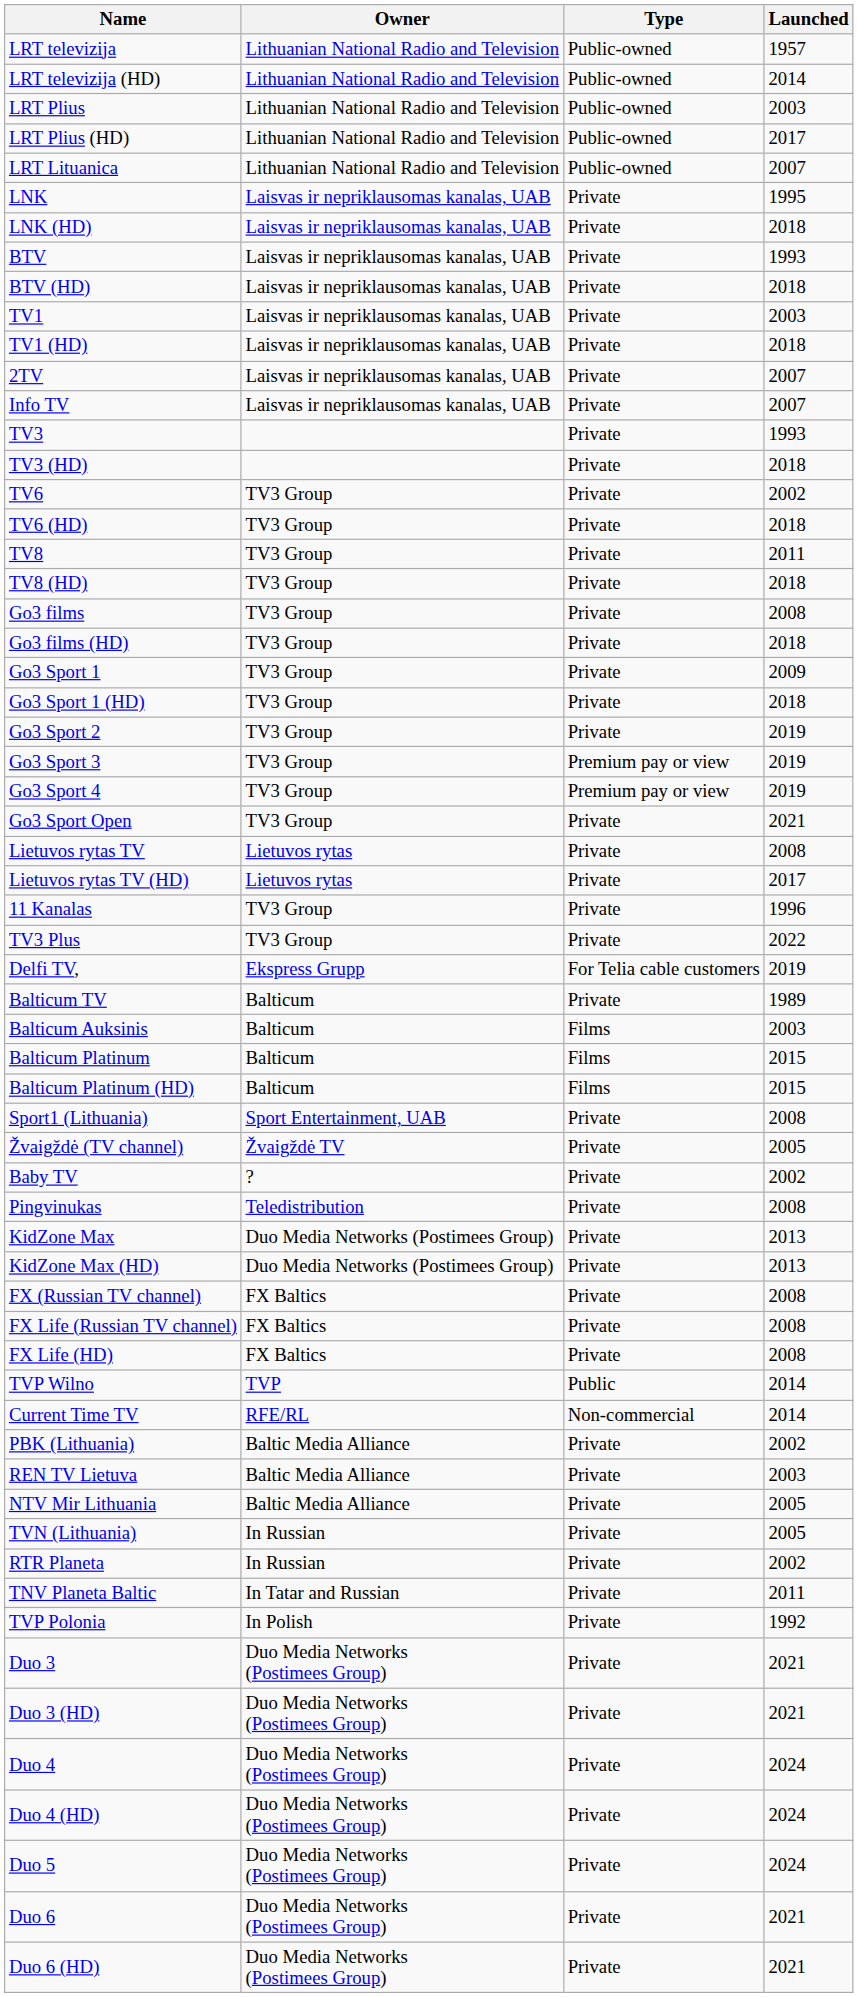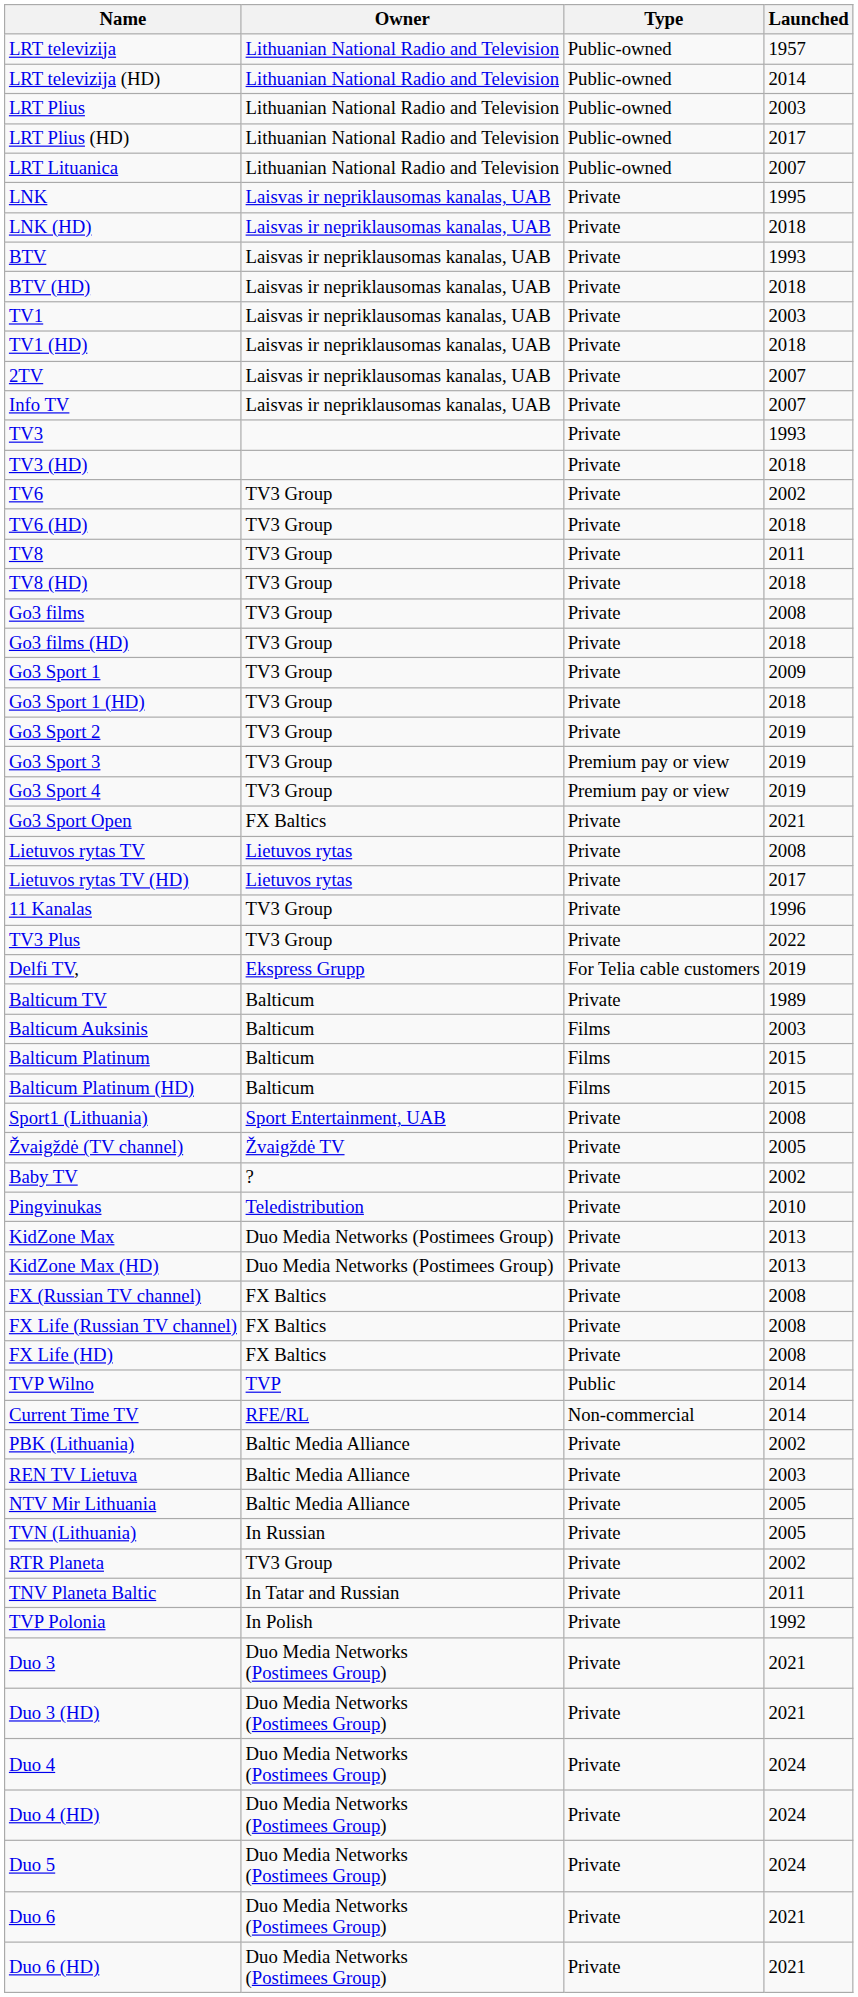(289, 820) TV3 Group -> (286, 820) FX Baltics
(787, 1206) 2008 -> (787, 1206) 2010
(285, 1563) In Russian -> (289, 1563) TV3 Group
